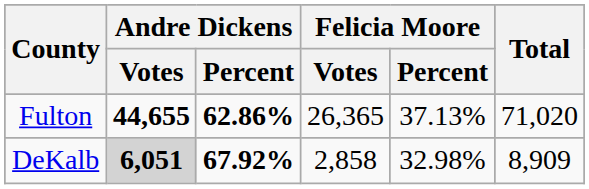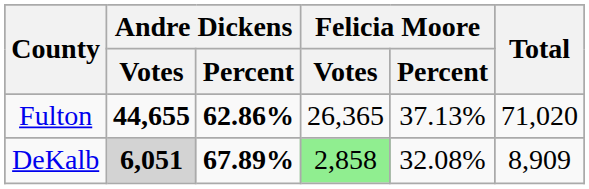(248, 159) 67.92% -> (248, 159) 67.89%
(345, 159) no background -> (345, 159) lightgreen background
(442, 159) 32.98% -> (442, 159) 32.08%
